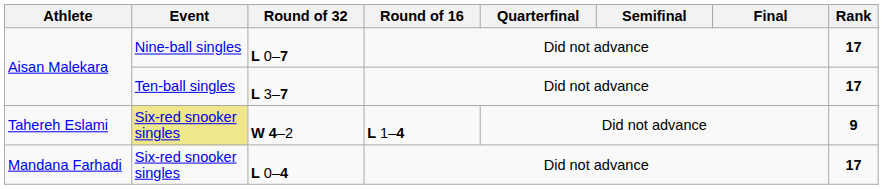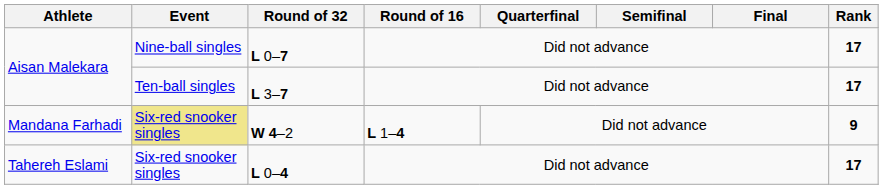(58, 126) Tahereh Eslami -> (65, 126) Mandana Farhadi
(65, 165) Mandana Farhadi -> (58, 165) Tahereh Eslami
